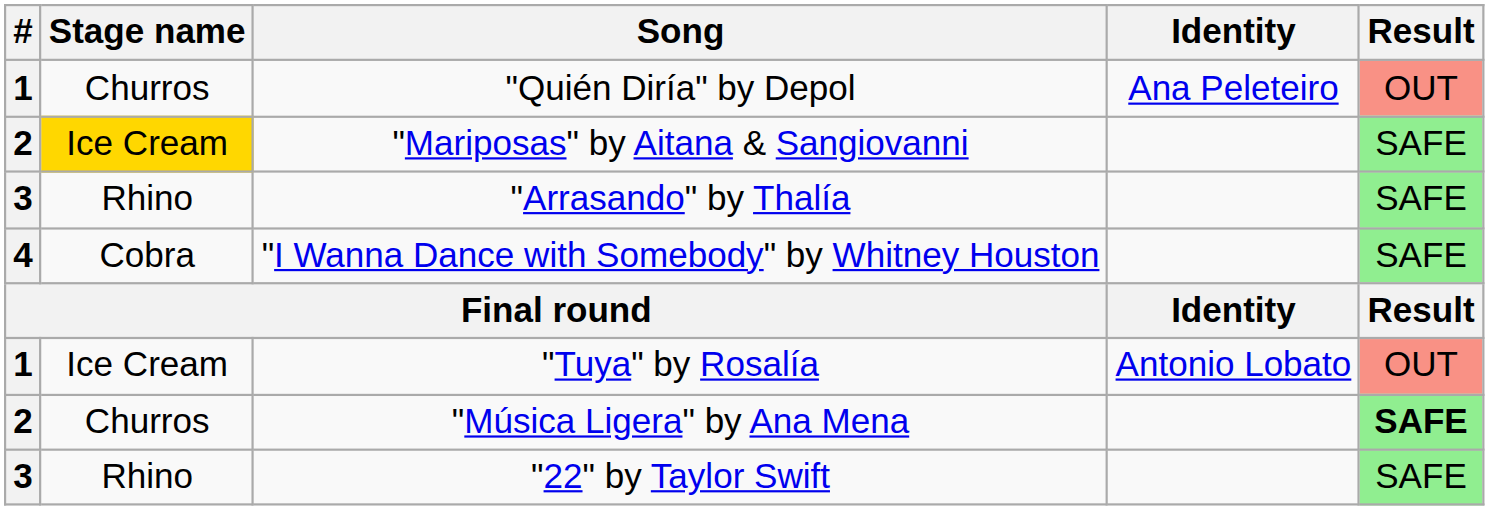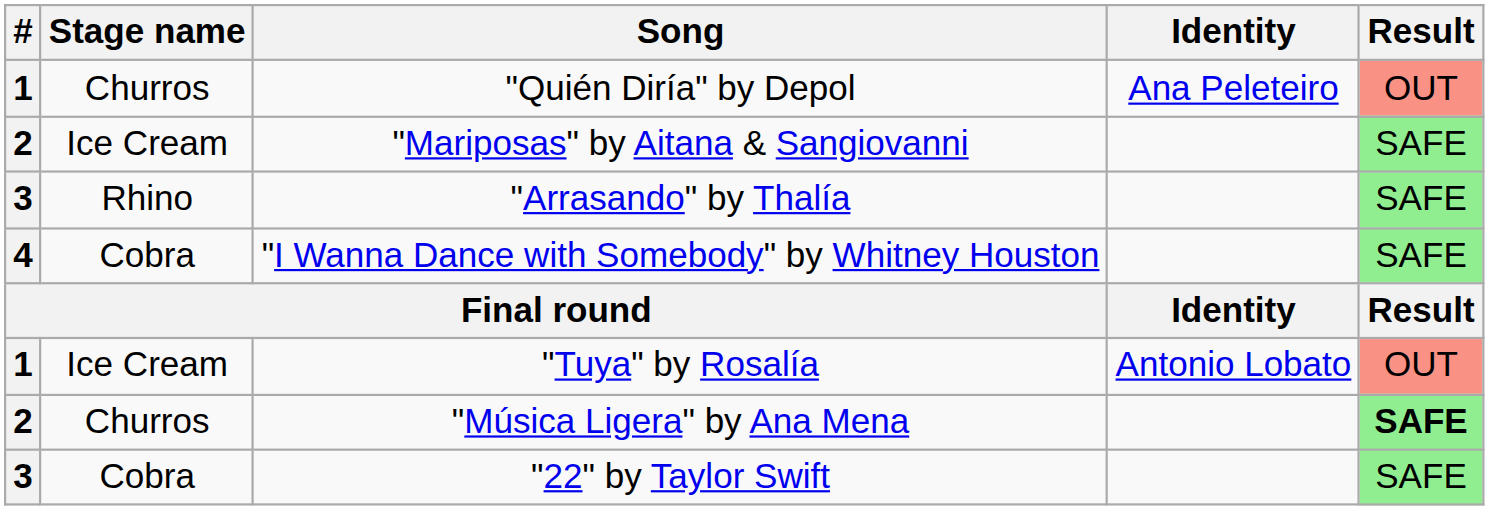(147, 143) gold background -> (147, 143) no background
(147, 476) Rhino -> (147, 476) Cobra
